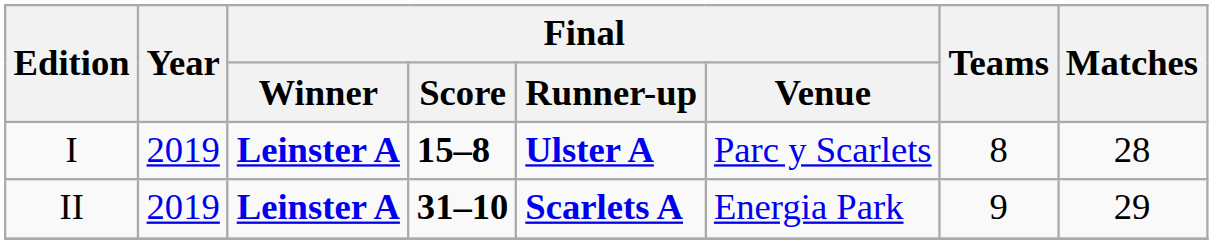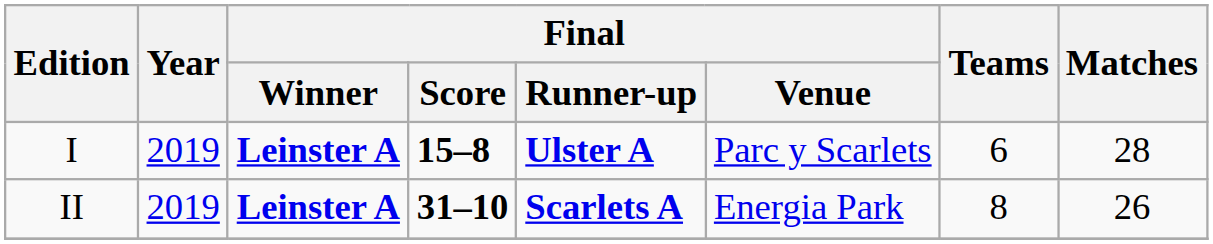(999, 149) 8 -> (999, 149) 6
(999, 207) 9 -> (999, 207) 8
(1132, 207) 29 -> (1132, 207) 26
